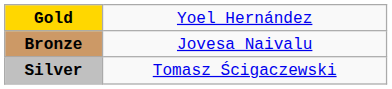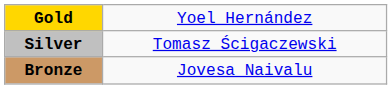rows swapped: (53, 70) <-> (53, 44)
